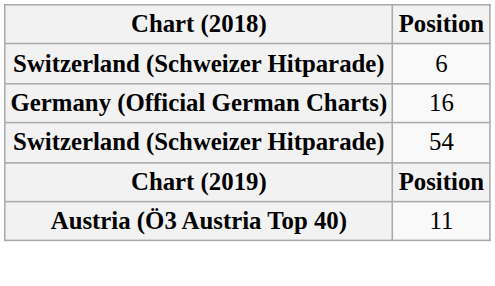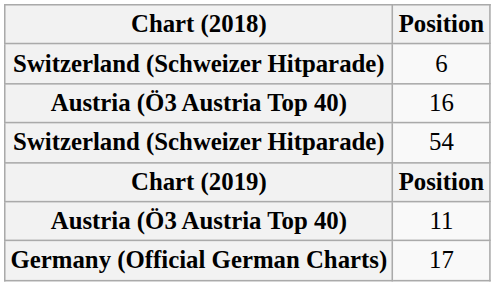(199, 102) Germany (Official German Charts) -> (199, 102) Austria (Ö3 Austria Top 40)
+ row: (441, 260)
